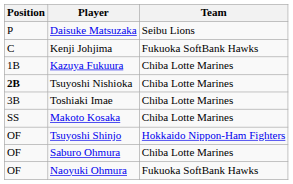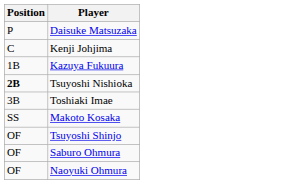- column: (214, 13)
